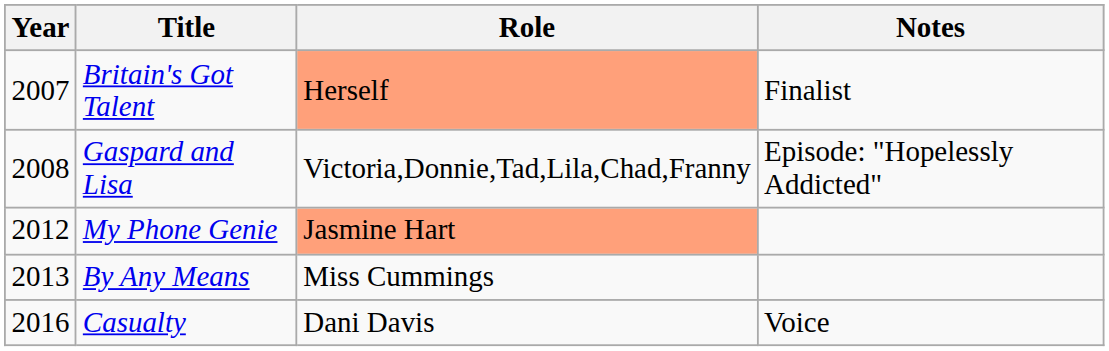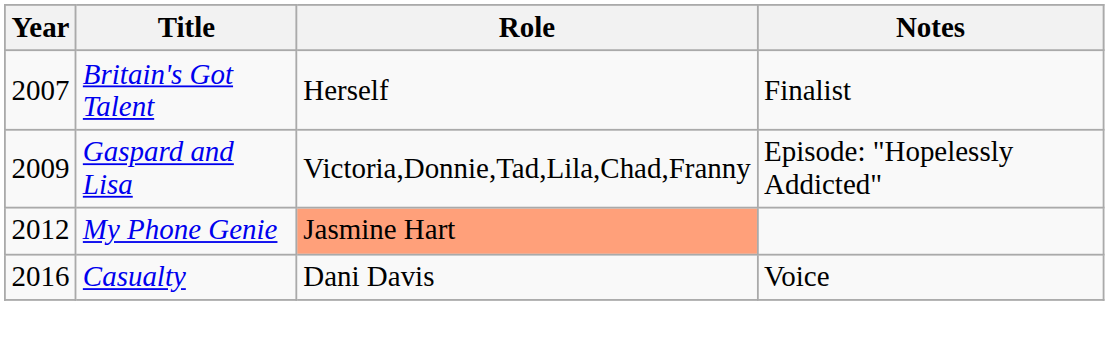(346, 89) lightsalmon background -> (346, 89) no background
(41, 168) 2008 -> (41, 168) 2009
- row: (166, 276)
